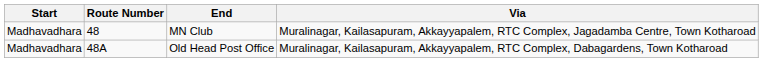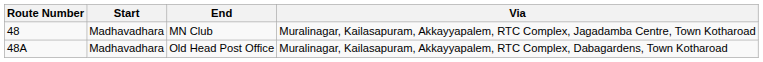columns swapped: (125, 13) <-> (44, 13)
